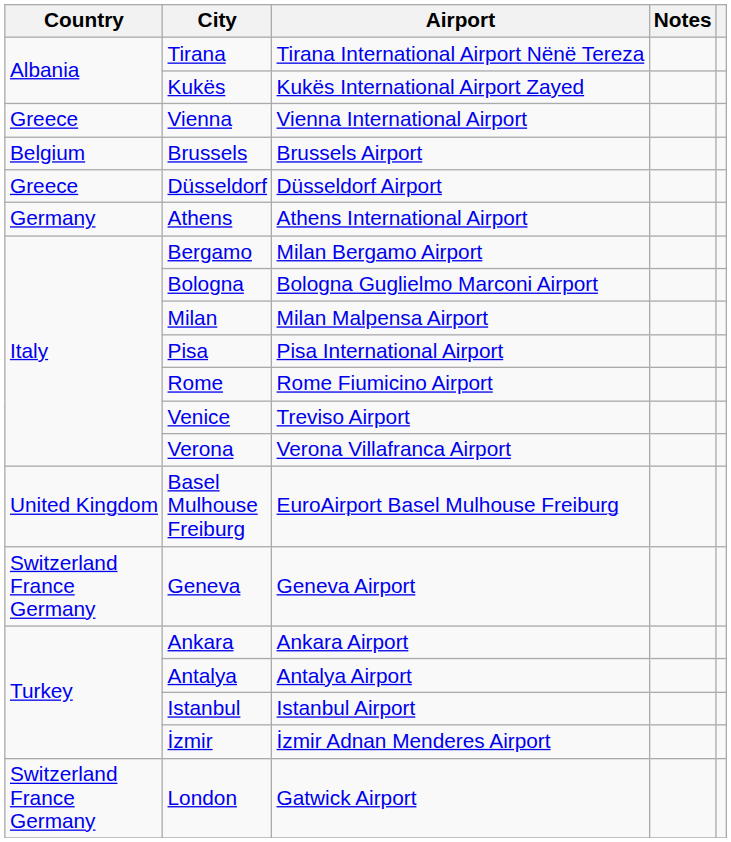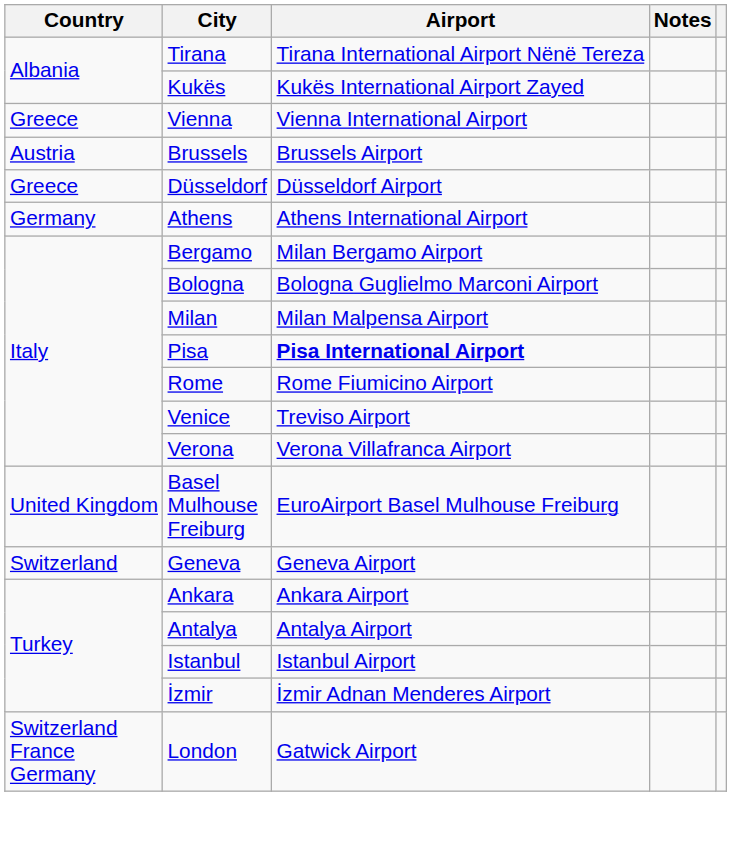(48, 152) Belgium -> (42, 152) Austria
(390, 350) normal -> (400, 350) bold
(64, 586) Switzerland France Germany -> (64, 562) Switzerland
